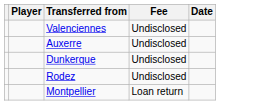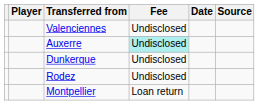+ column: (235, 12)
(159, 44) no background -> (159, 44) paleturquoise background
